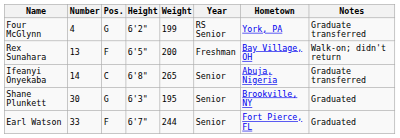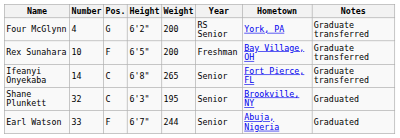(169, 29) 199 -> (171, 29) 200
(75, 53) 13 -> (76, 53) 10
(349, 53) Walk-on; didn't return -> (341, 53) Graduate transferred
(260, 76) Abuja, Nigeria -> (274, 76) Fort Pierce, FL
(75, 99) 30 -> (76, 99) 32
(106, 99) G -> (108, 99) C
(272, 122) Fort Pierce, FL -> (262, 122) Abuja, Nigeria
